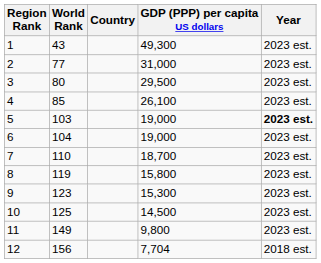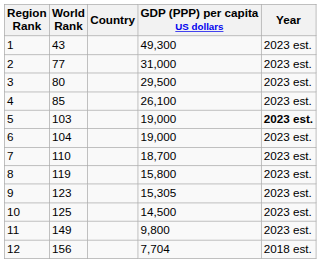(158, 193) 15,300 -> (158, 193) 15,305
